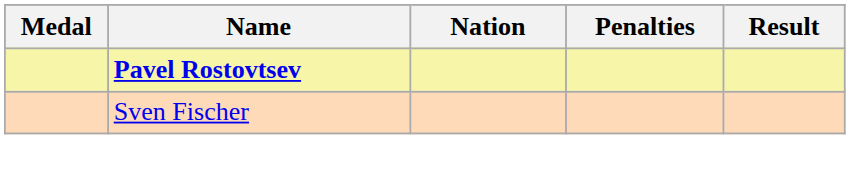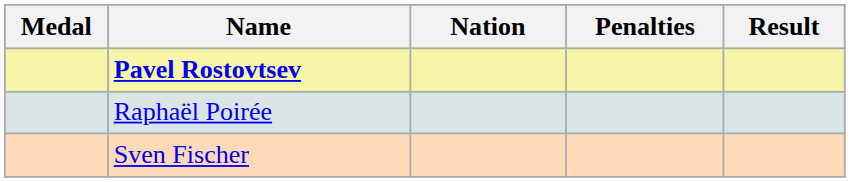+ row: (193, 112)
